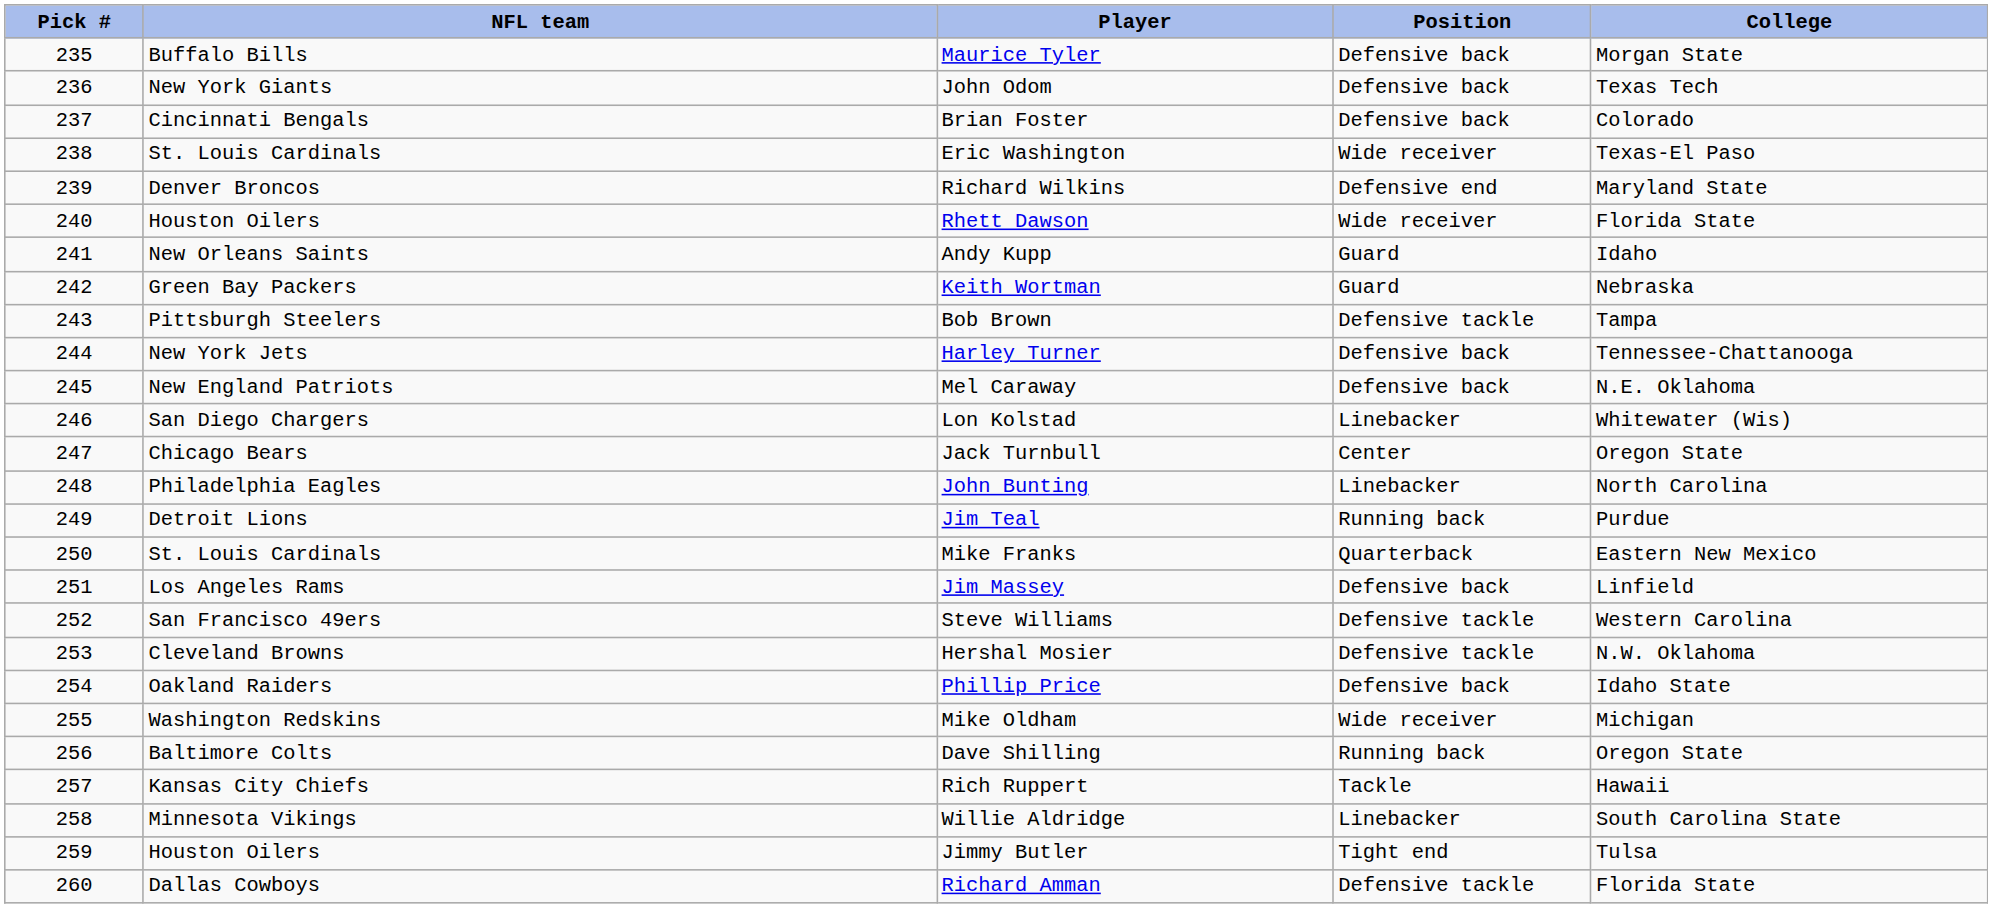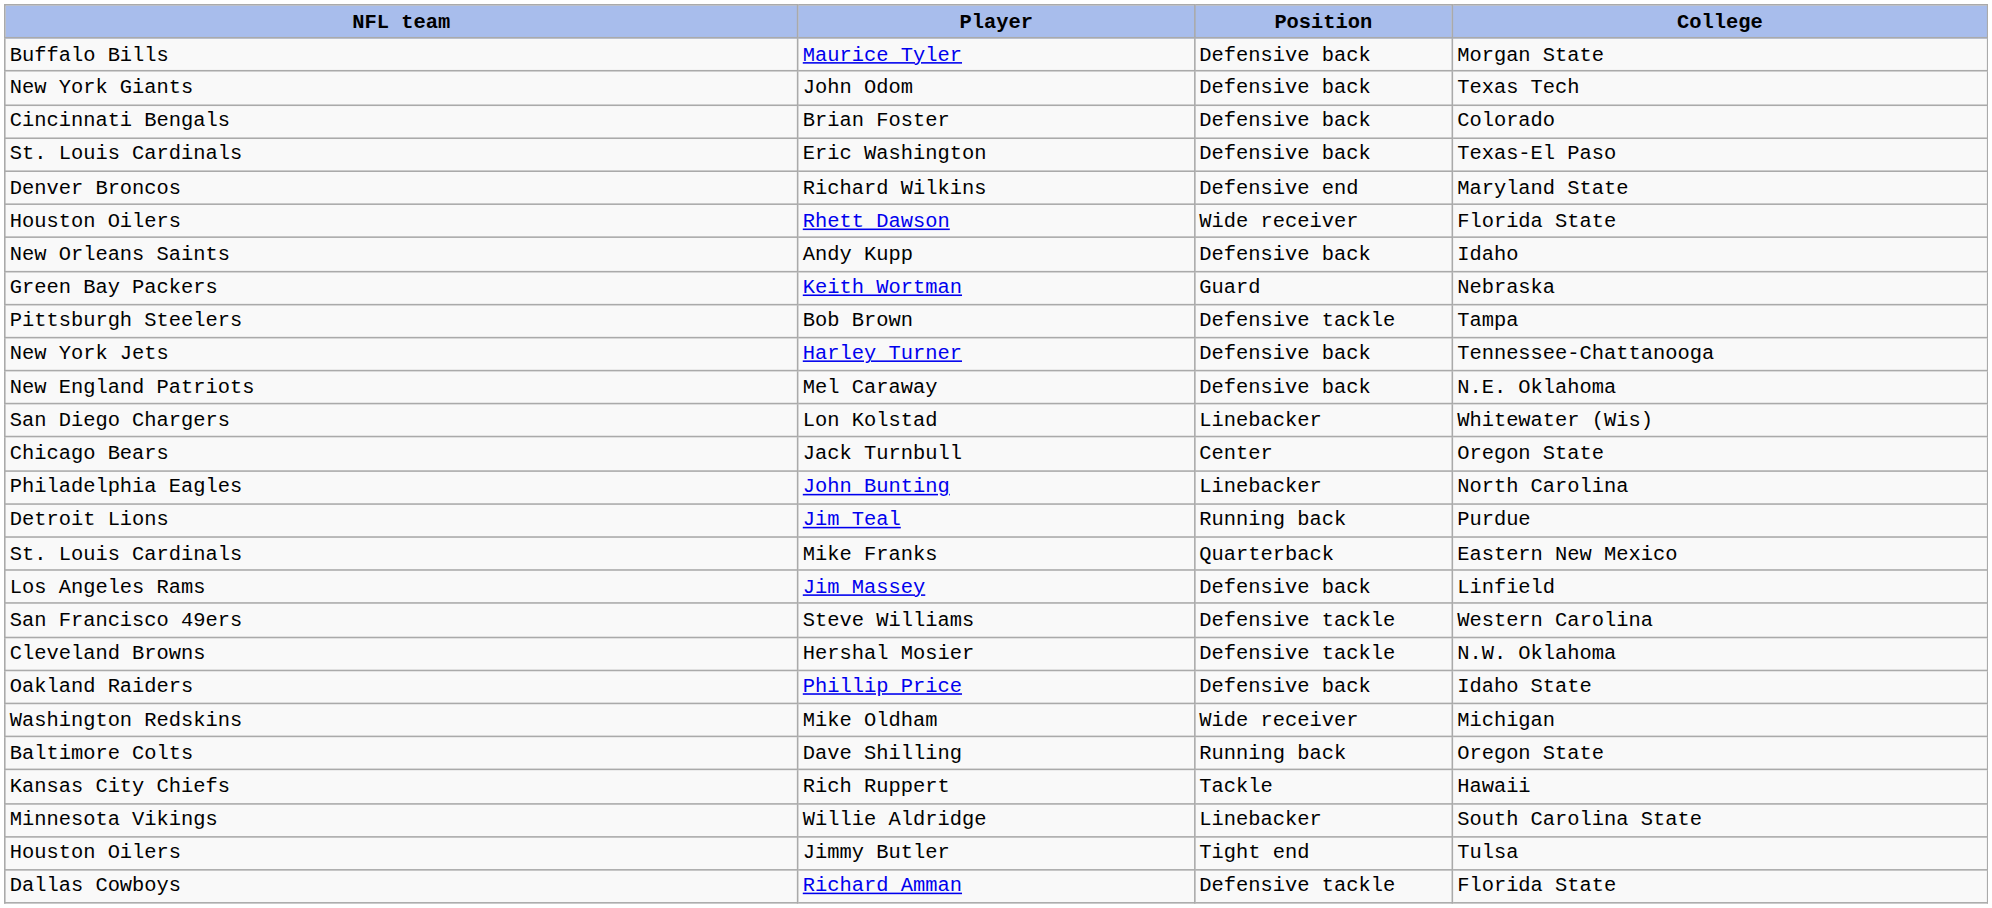- column: (74, 21)
(1418, 154) Wide receiver -> (1285, 154) Defensive back
(1369, 254) Guard -> (1285, 254) Defensive back
